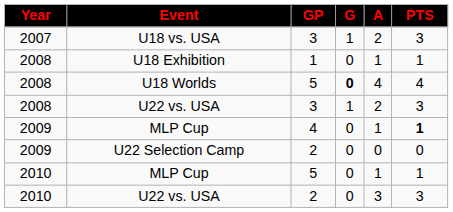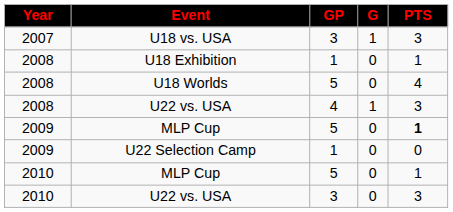- column: (378, 15)
(350, 83) bold -> (373, 83) normal
(313, 106) 3 -> (334, 106) 4
(313, 128) 4 -> (334, 128) 5
(313, 151) 2 -> (334, 151) 1
(313, 196) 2 -> (334, 196) 3
